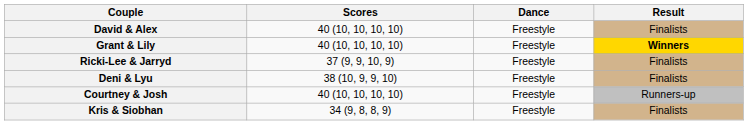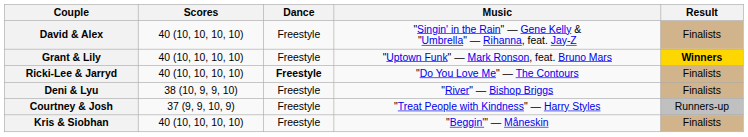+ column: (497, 12)
(360, 62) 37 (9, 9, 10, 9) -> (201, 73) 40 (10, 10, 10, 10)
(534, 62) normal -> (299, 73) bold
(360, 95) 40 (10, 10, 10, 10) -> (201, 106) 37 (9, 9, 10, 9)
(360, 111) 34 (9, 8, 8, 9) -> (201, 123) 40 (10, 10, 10, 10)
